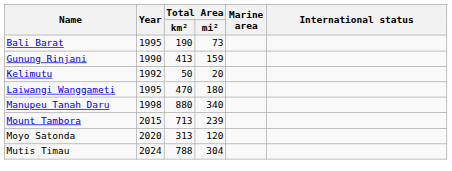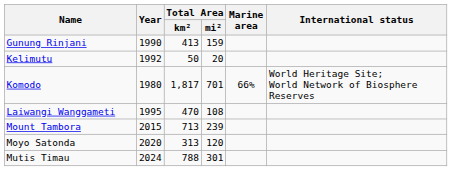- row: (35, 43)
+ row: (24, 85)
(215, 89) 180 -> (215, 111) 108
- row: (58, 105)
(215, 151) 304 -> (215, 158) 301
